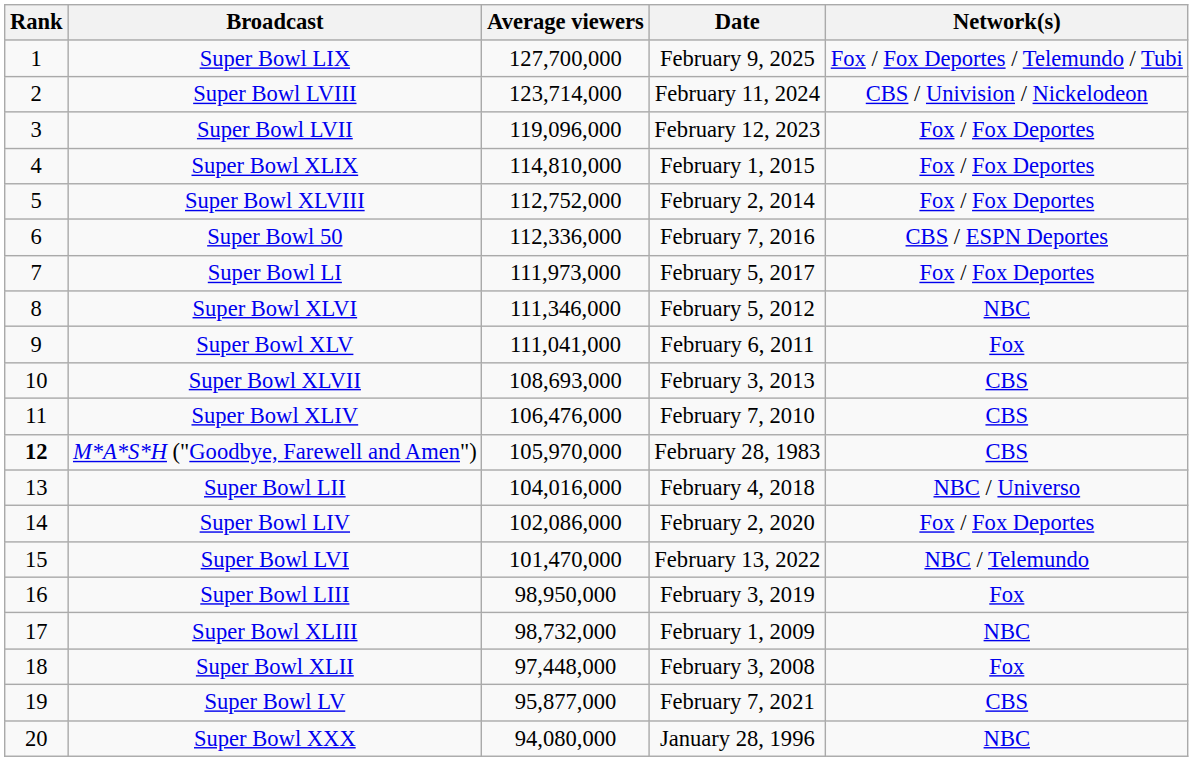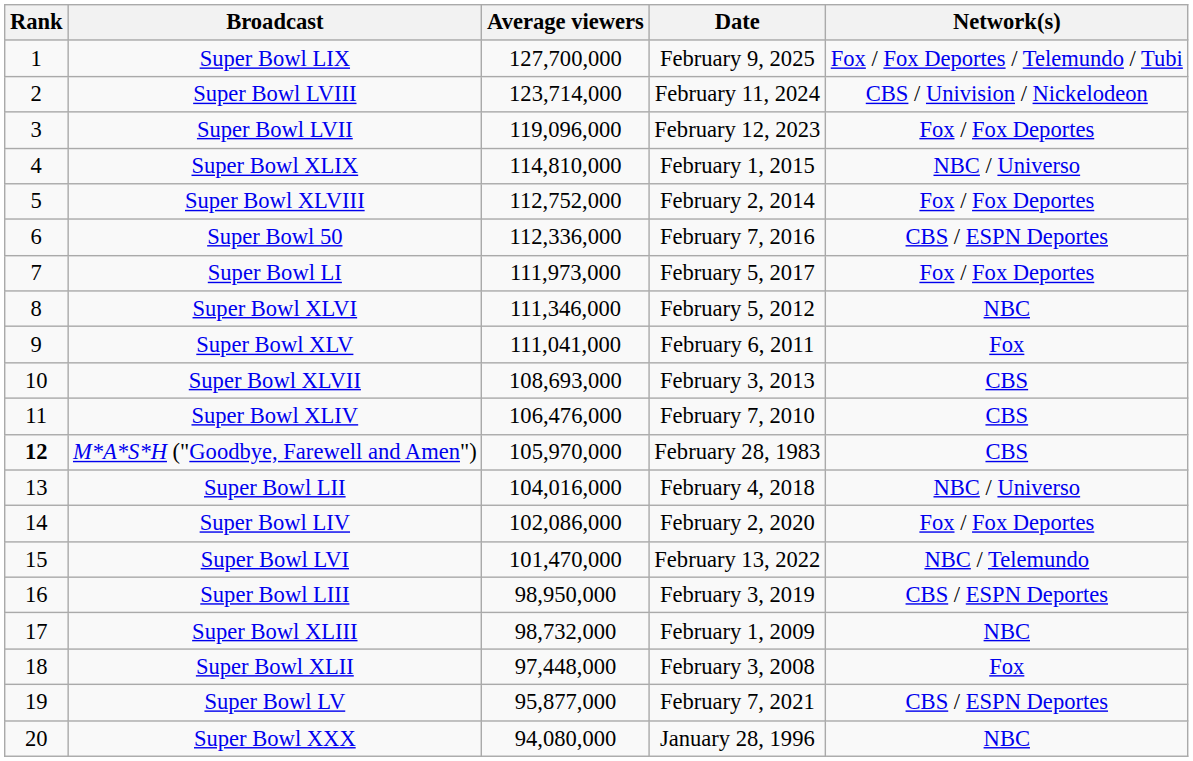(1007, 165) Fox / Fox Deportes -> (1007, 165) NBC / Universo
(1007, 594) Fox -> (1007, 594) CBS / ESPN Deportes
(1007, 702) CBS -> (1007, 702) CBS / ESPN Deportes
